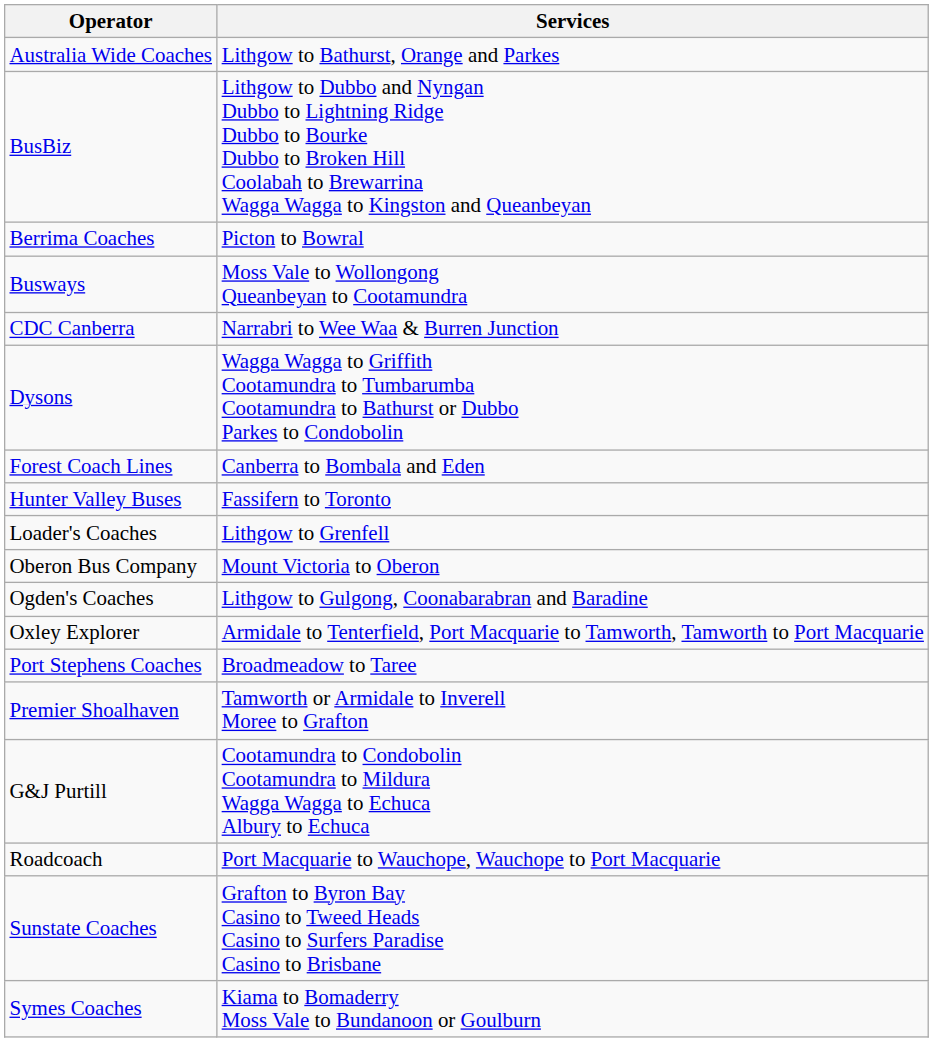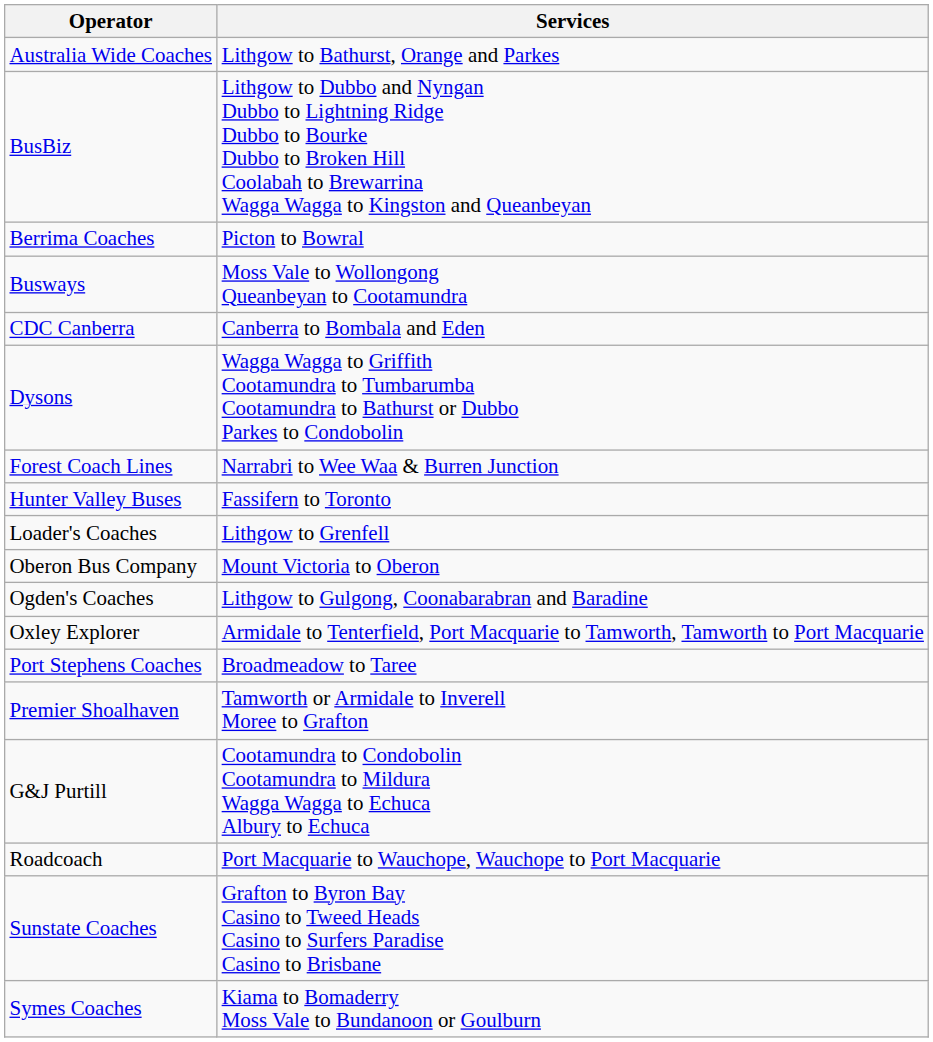(390, 328) Narrabri to Wee Waa & Burren Junction -> (353, 328) Canberra to Bombala and Eden
(353, 466) Canberra to Bombala and Eden -> (390, 466) Narrabri to Wee Waa & Burren Junction
